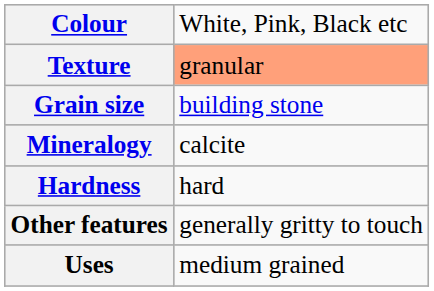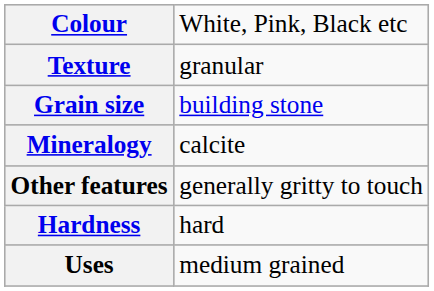(221, 64) lightsalmon background -> (221, 64) no background
rows swapped: (89, 184) <-> (89, 225)
